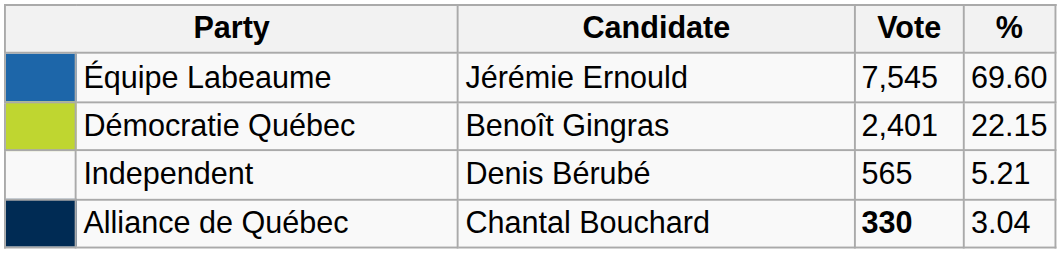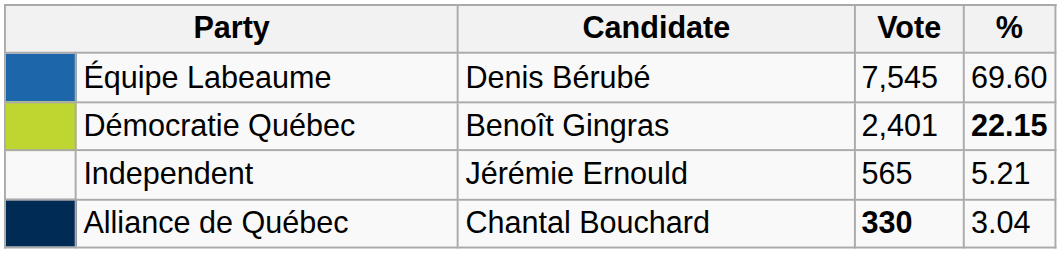(577, 77) Jérémie Ernould -> (558, 77) Denis Bérubé
(1009, 125) normal -> (1009, 125) bold
(558, 174) Denis Bérubé -> (577, 174) Jérémie Ernould
